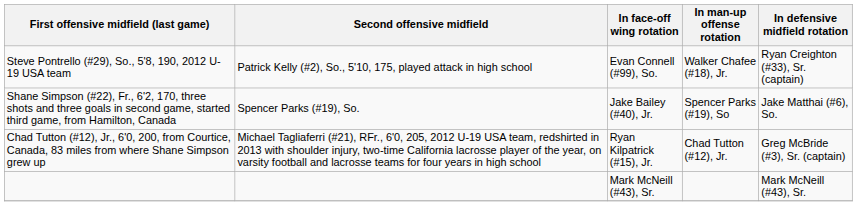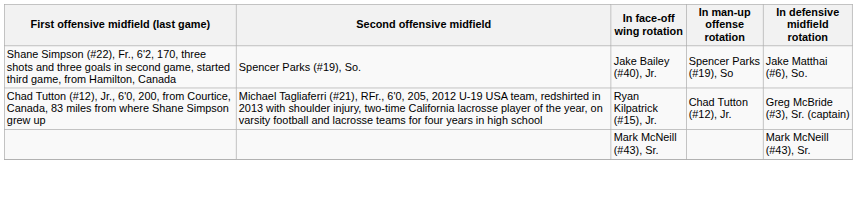- row: (114, 67)
